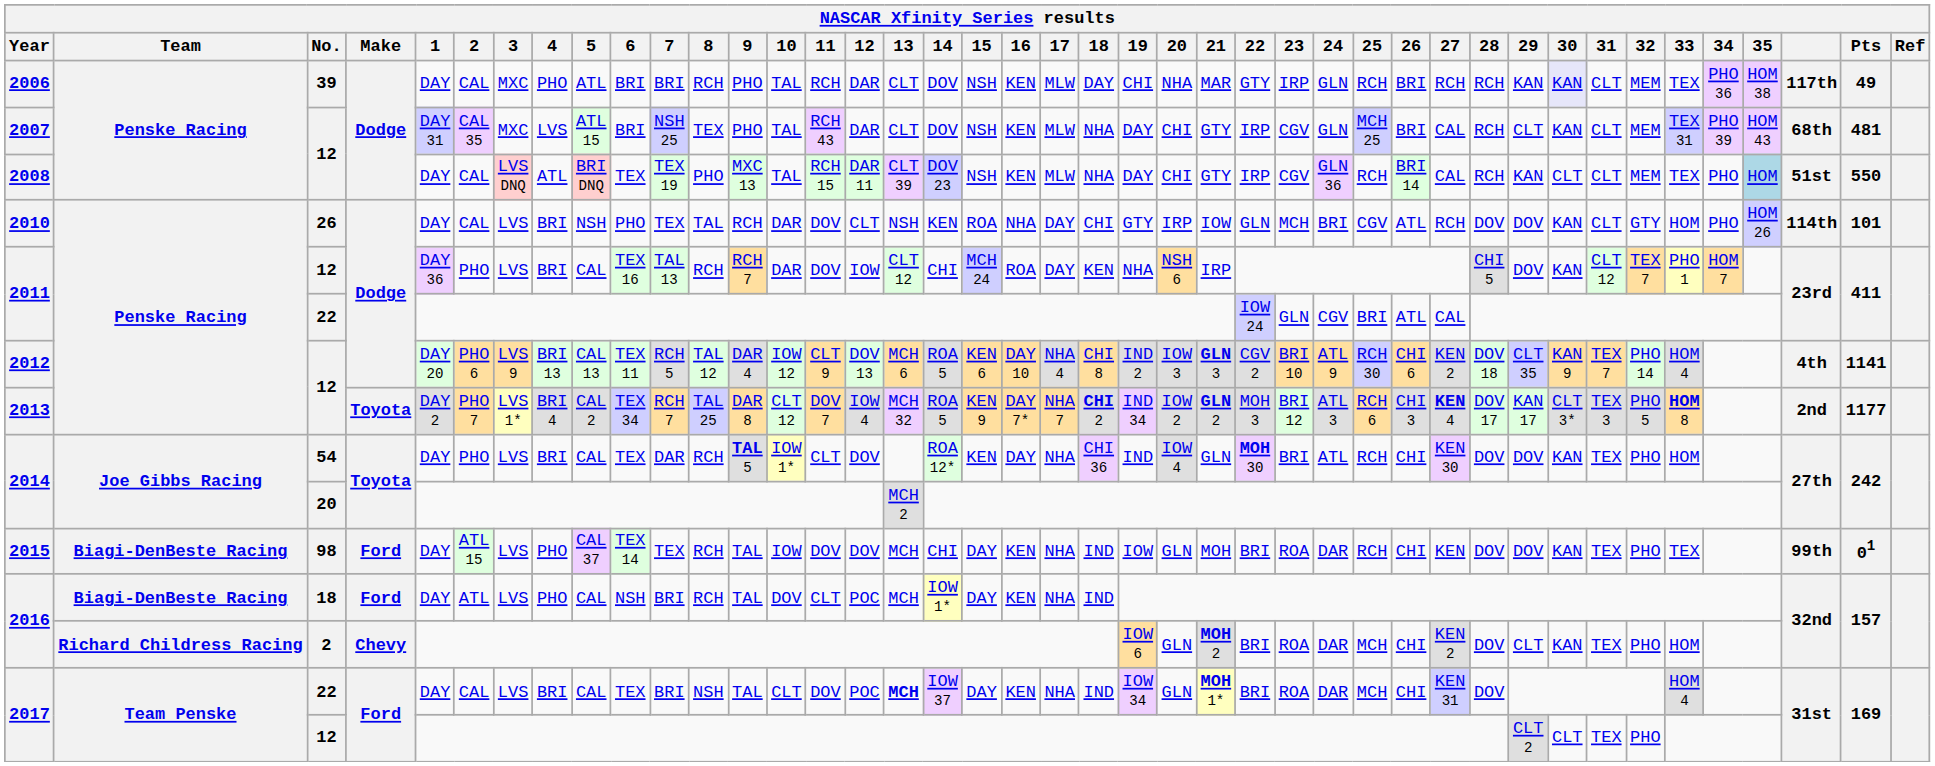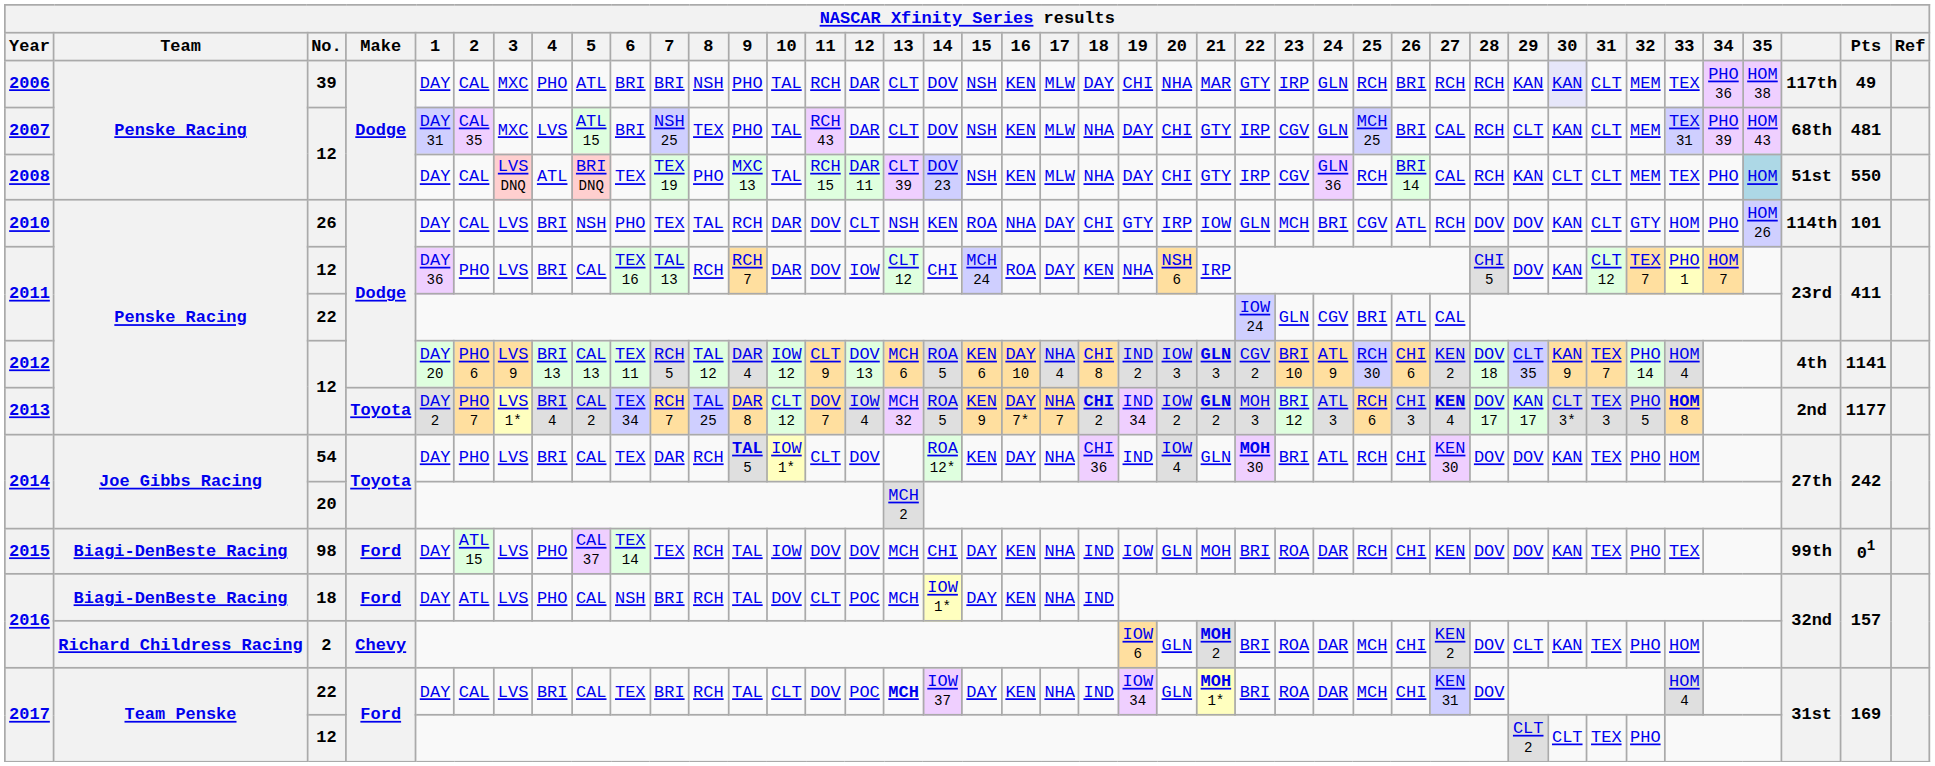(708, 83) RCH -> (708, 83) NSH
(708, 691) NSH -> (708, 691) RCH
